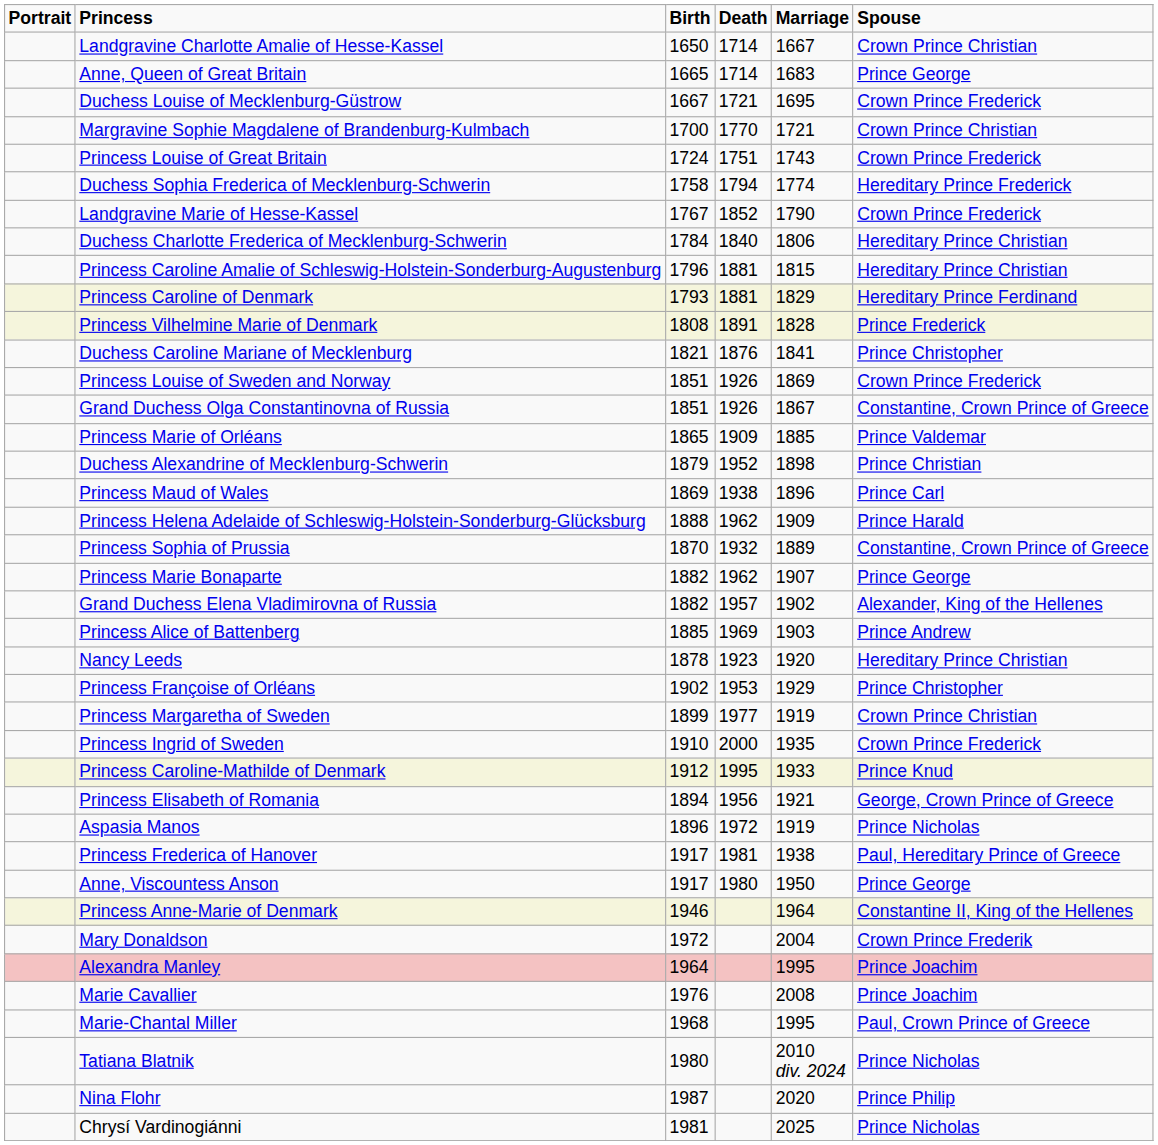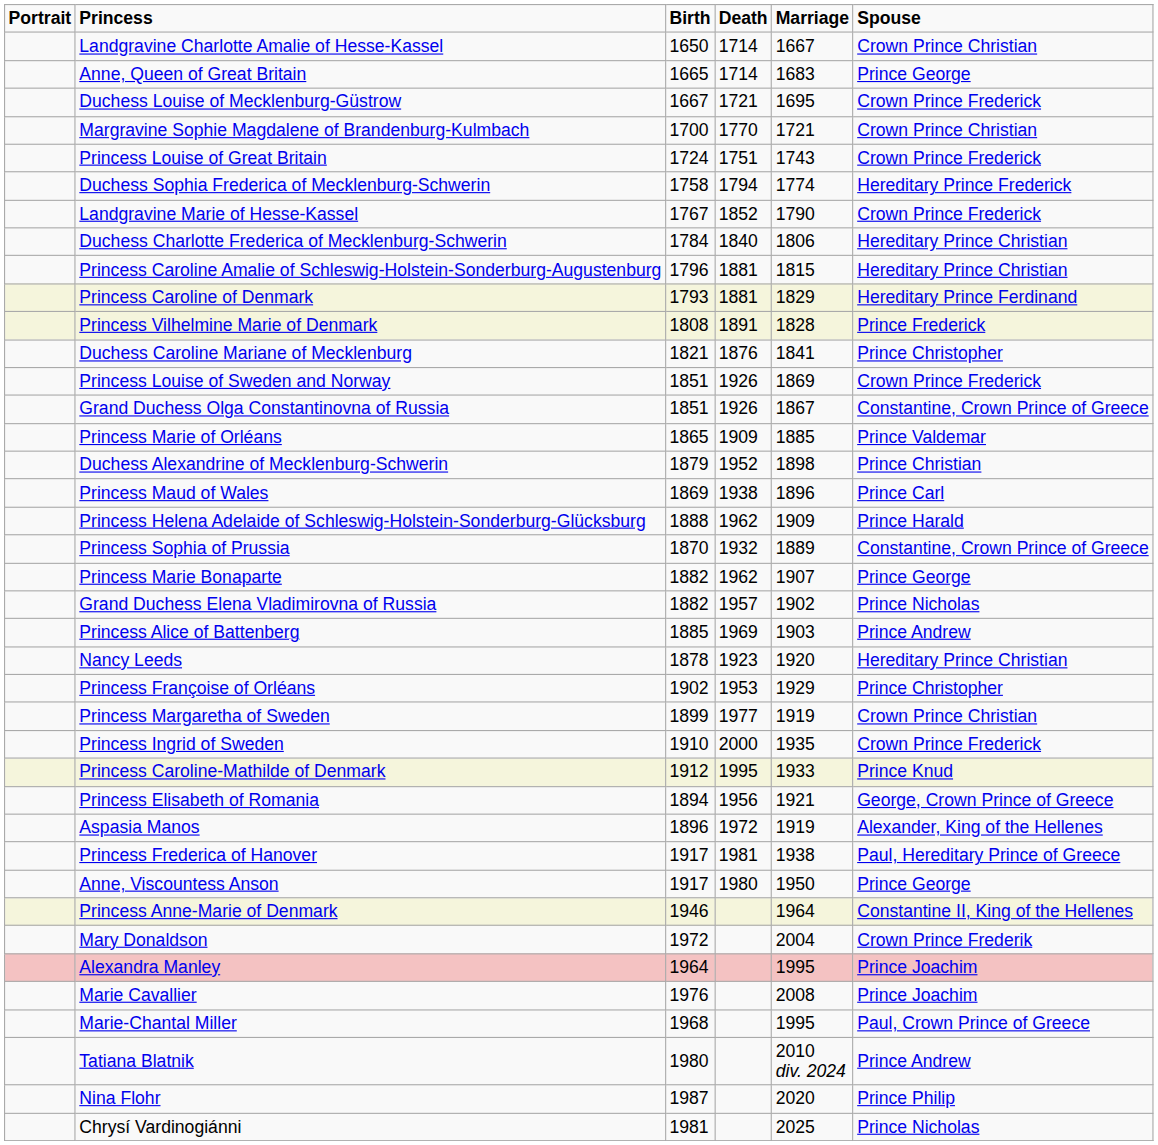(980, 604) Alexander, King of the Hellenes -> (918, 604) Prince Nicholas
(918, 827) Prince Nicholas -> (980, 827) Alexander, King of the Hellenes
(918, 1061) Prince Nicholas -> (914, 1061) Prince Andrew
